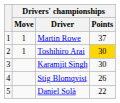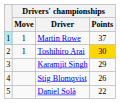(8, 37) no background -> (8, 37) paleturquoise background
(102, 64) 30 -> (102, 64) 29
